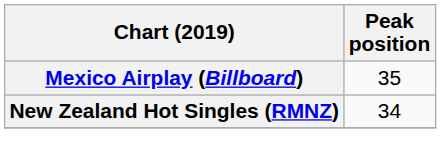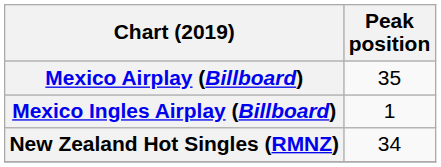+ row: (174, 111)
